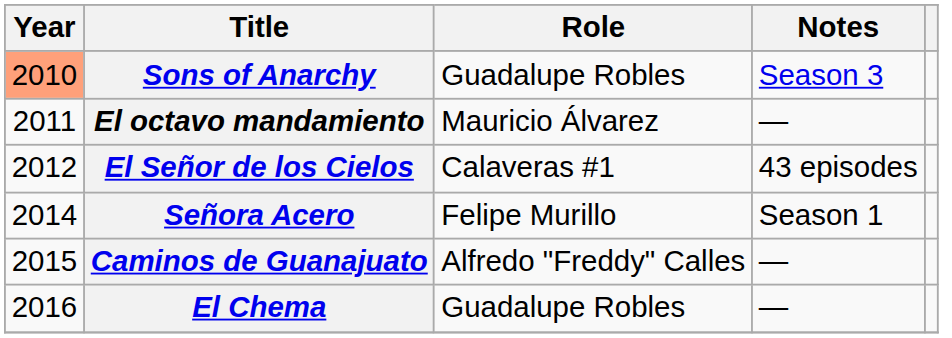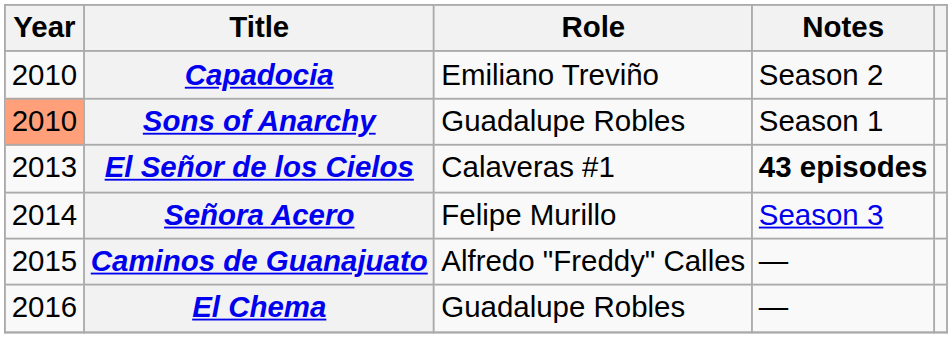+ row: (259, 74)
(821, 74) Season 3 -> (821, 121) Season 1
- row: (259, 121)
(44, 167) 2012 -> (44, 167) 2013
(838, 167) normal -> (843, 167) bold
(821, 214) Season 1 -> (821, 214) Season 3
